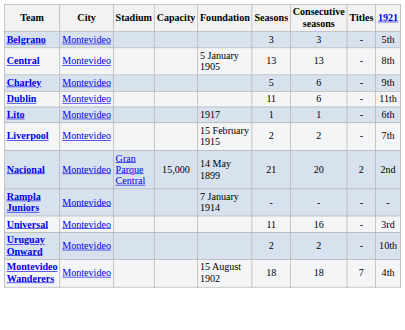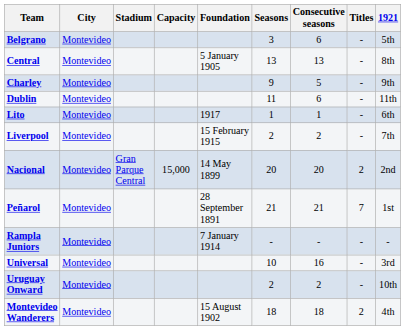(319, 39) 3 -> (319, 39) 6
(271, 83) 5 -> (271, 83) 9
(319, 83) 6 -> (319, 83) 5
(271, 169) 21 -> (271, 169) 20
+ row: (23, 208)
(271, 224) 11 -> (271, 263) 10
(361, 273) 7 -> (361, 312) 2
